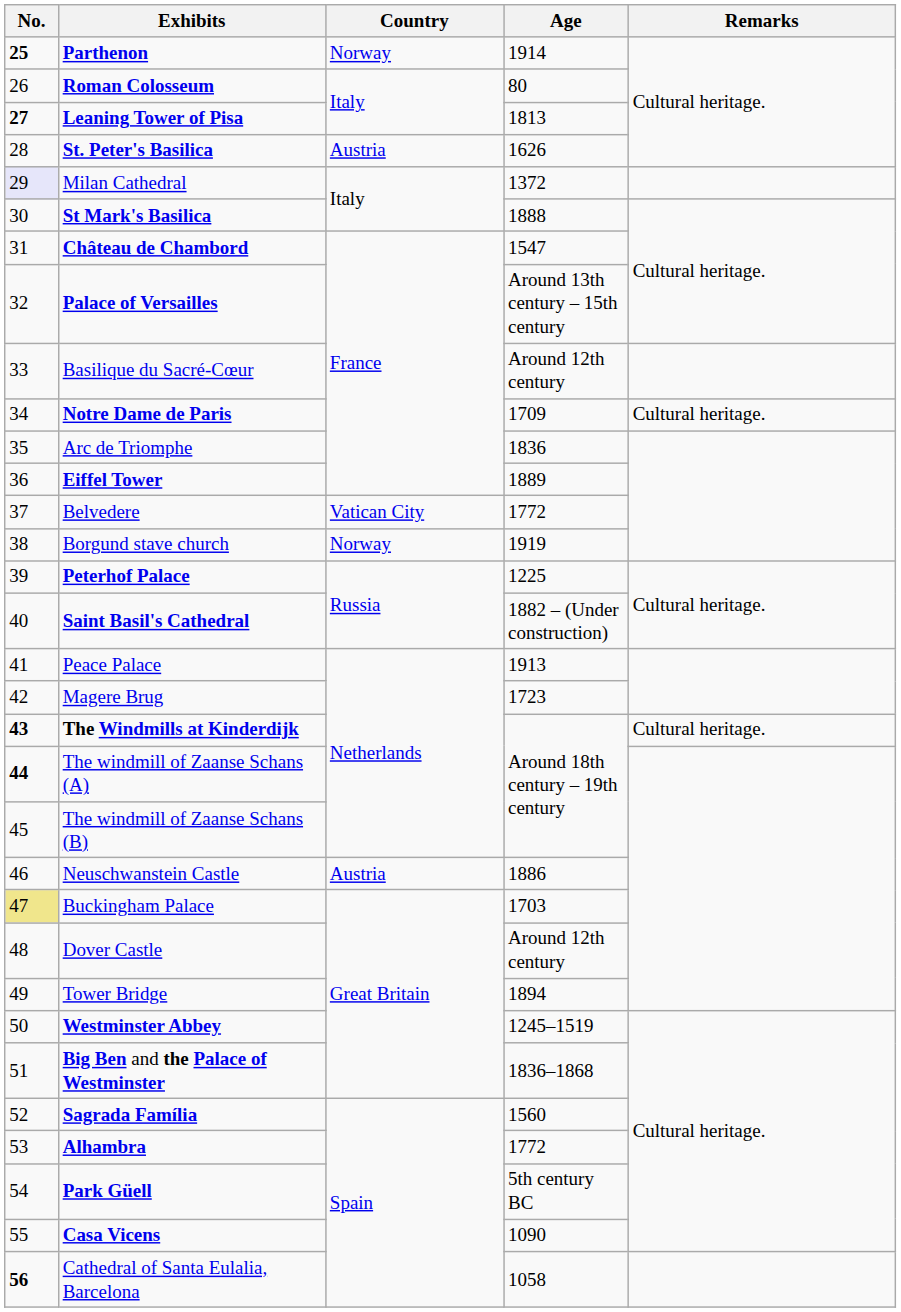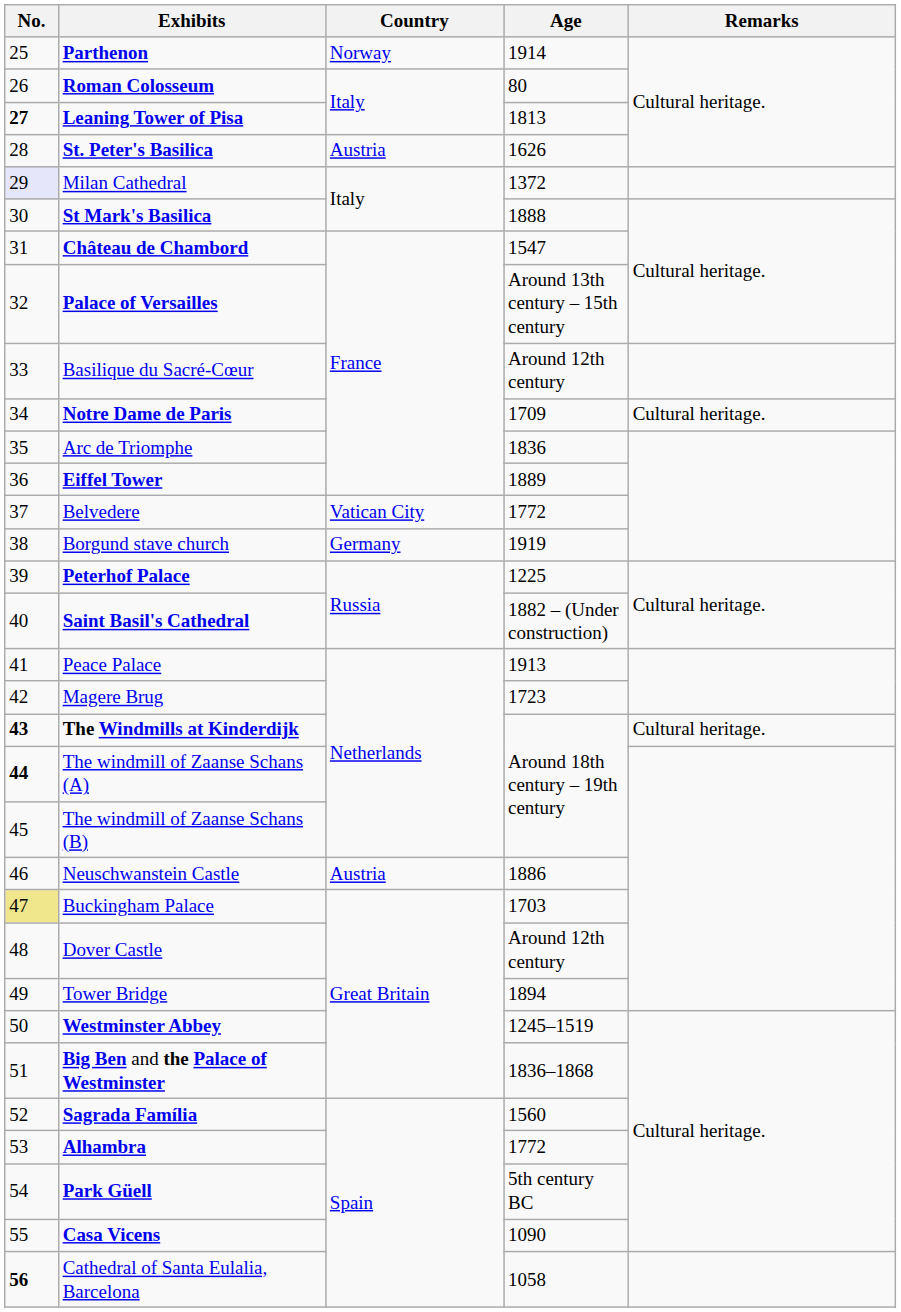(19, 53) bold -> (19, 53) normal
(360, 544) Norway -> (365, 544) Germany
